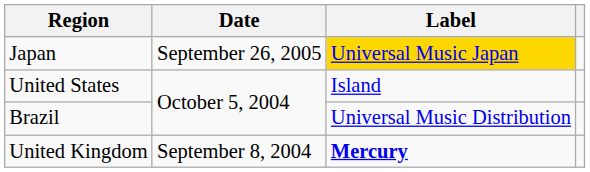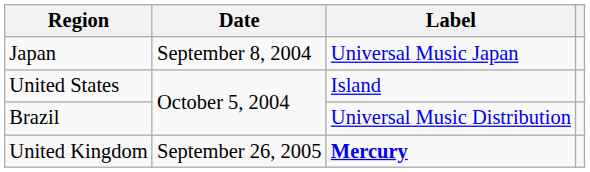(239, 53) September 26, 2005 -> (234, 53) September 8, 2004
(425, 53) gold background -> (425, 53) no background
(234, 150) September 8, 2004 -> (239, 150) September 26, 2005
